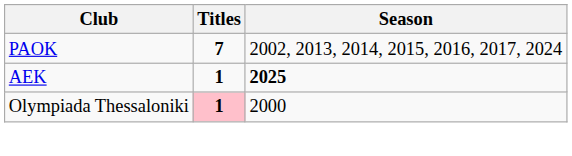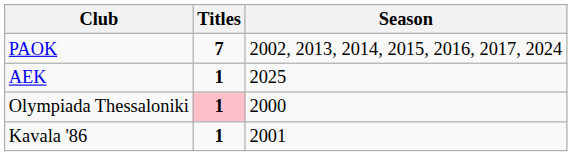(268, 77) bold -> (268, 77) normal
+ row: (48, 135)
